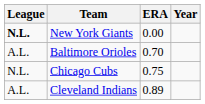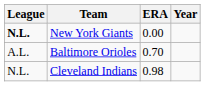- row: (84, 71)
(18, 90) A.L. -> (18, 71) N.L.
(153, 90) 0.89 -> (153, 71) 0.98
